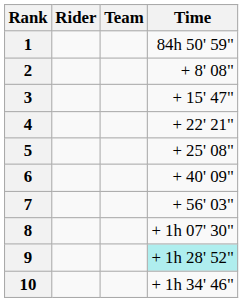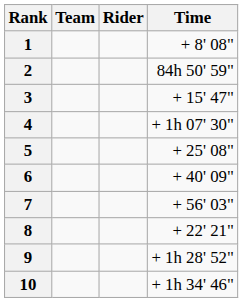columns swapped: (76, 17) <-> (124, 17)
(195, 44) 84h 50' 59" -> (207, 44) + 8' 08"
(207, 71) + 8' 08" -> (195, 71) 84h 50' 59"
(203, 124) + 22' 21" -> (193, 124) + 1h 07' 30"
(193, 230) + 1h 07' 30" -> (203, 230) + 22' 21"
(193, 257) paleturquoise background -> (193, 257) no background
